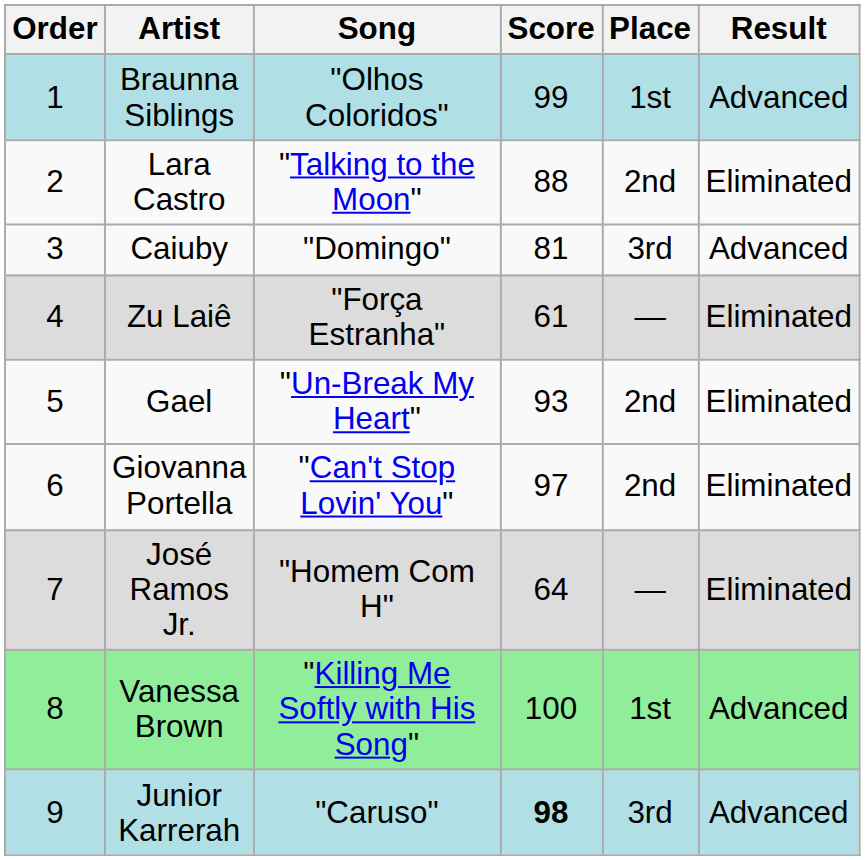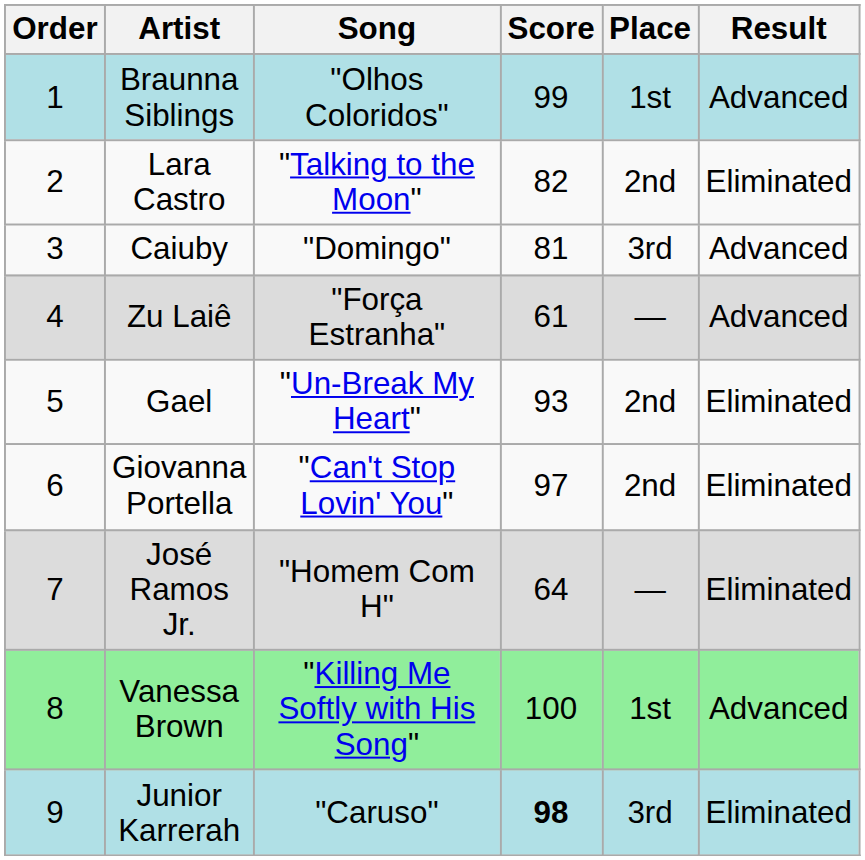(551, 181) 88 -> (551, 181) 82
(779, 316) Eliminated -> (779, 316) Advanced
(779, 812) Advanced -> (779, 812) Eliminated
